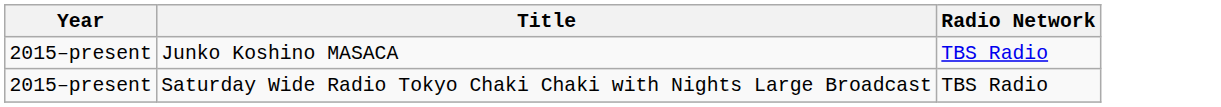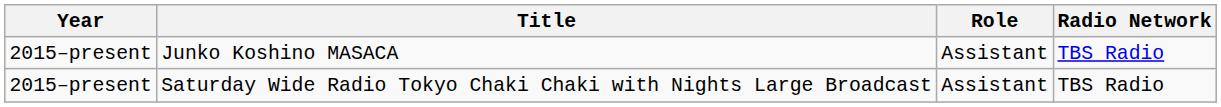+ column: (995, 21)
